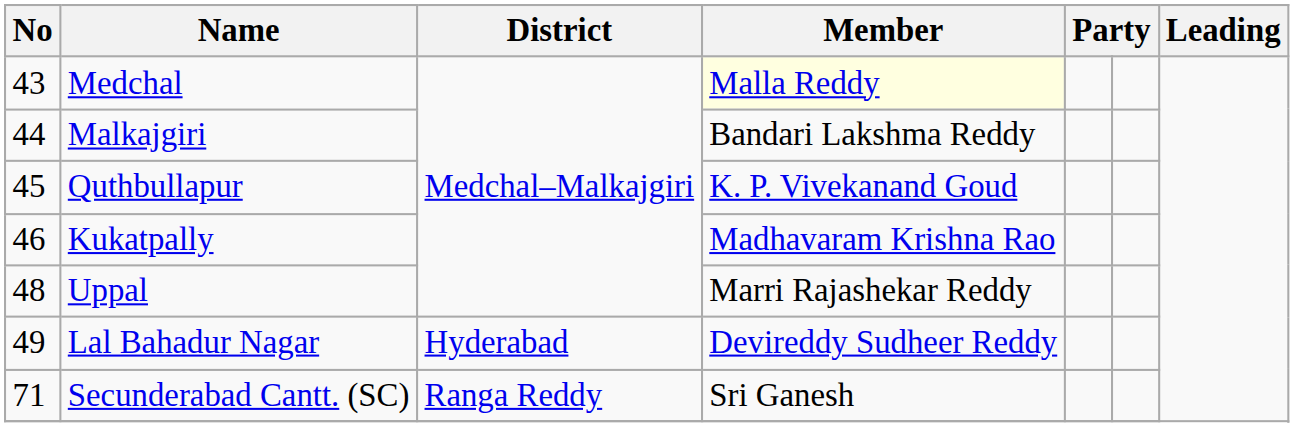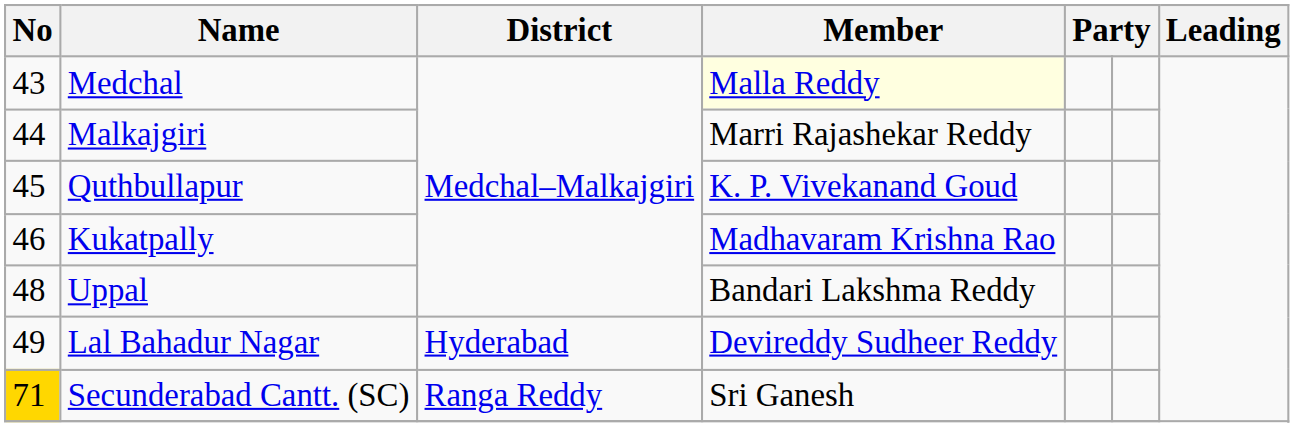(872, 134) Bandari Lakshma Reddy -> (870, 134) Marri Rajashekar Reddy
(870, 290) Marri Rajashekar Reddy -> (872, 290) Bandari Lakshma Reddy
(29, 394) no background -> (29, 394) gold background
